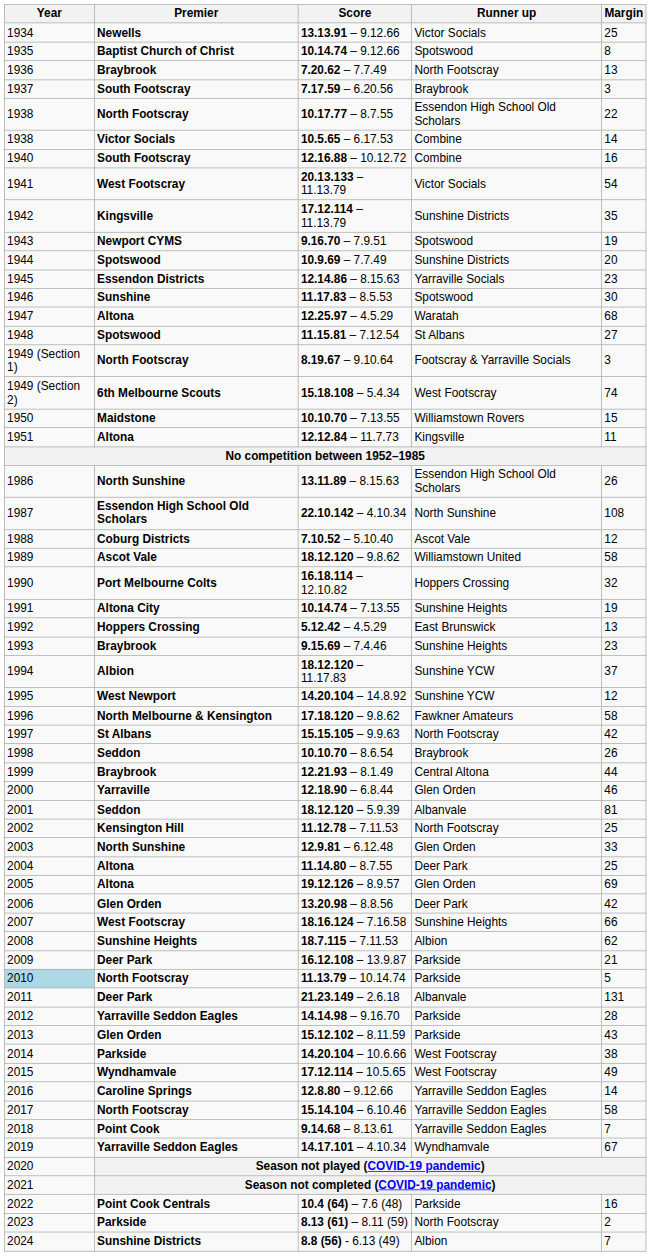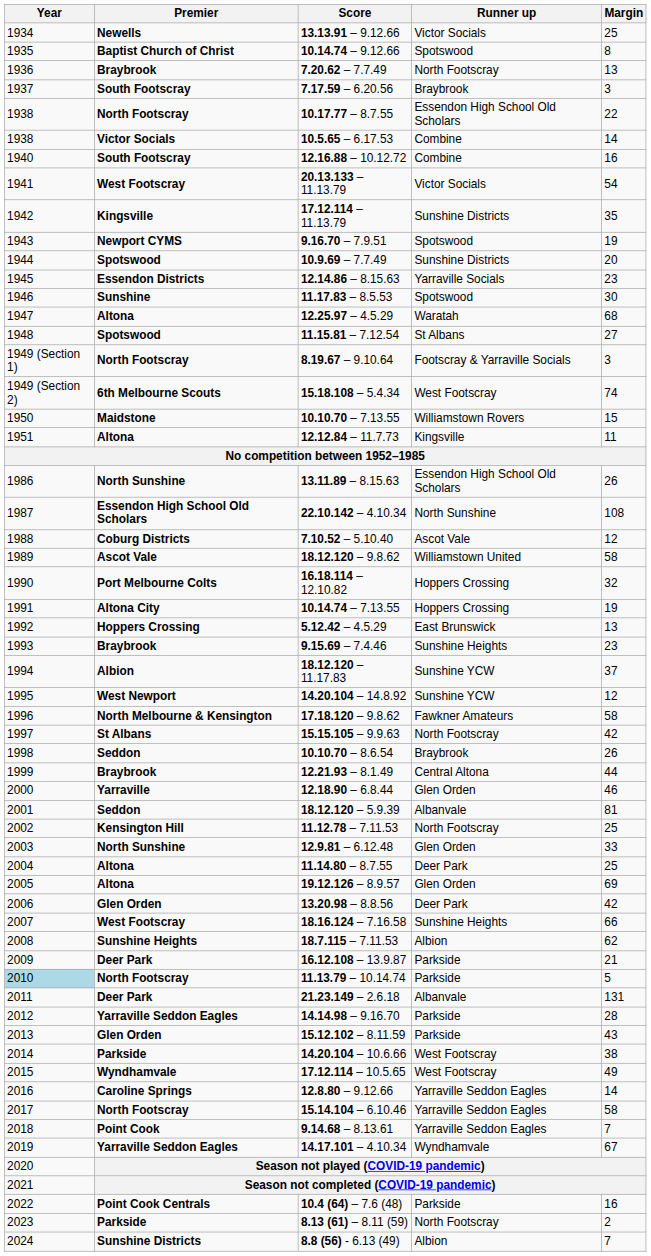(461, 608) Sunshine Heights -> (462, 608) Hoppers Crossing
